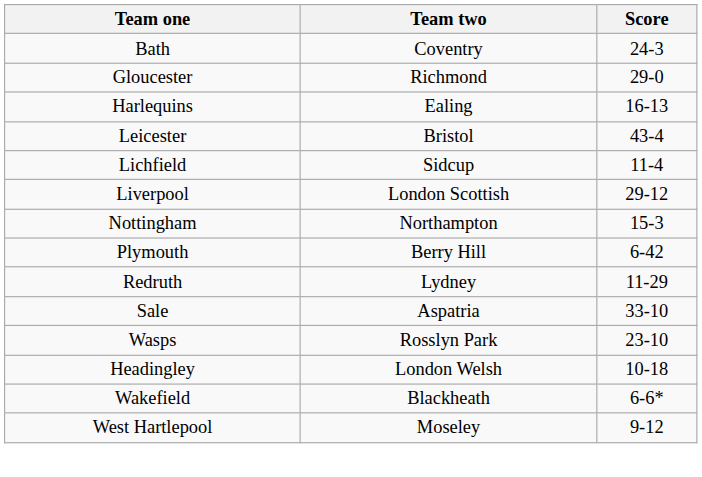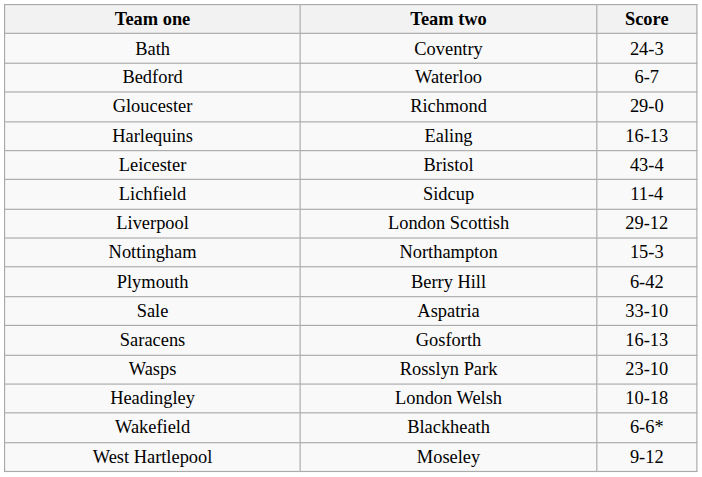+ row: (153, 77)
- row: (153, 281)
+ row: (153, 340)
